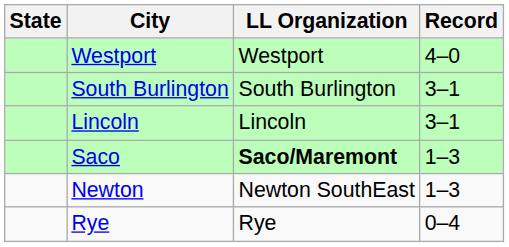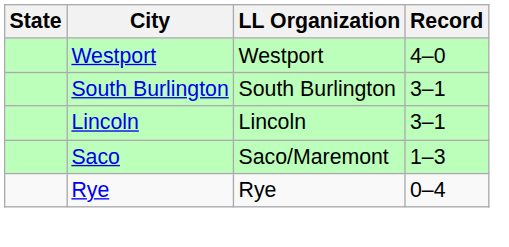(318, 156) bold -> (314, 156) normal
- row: (107, 190)
